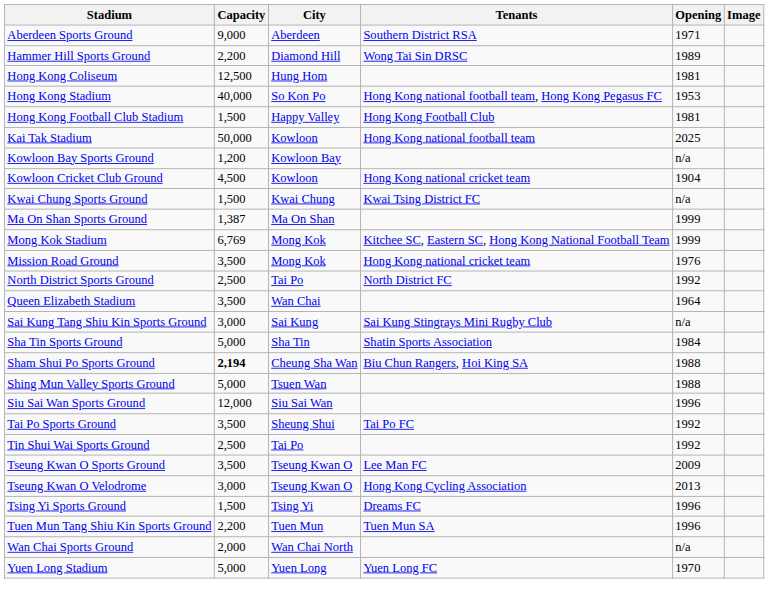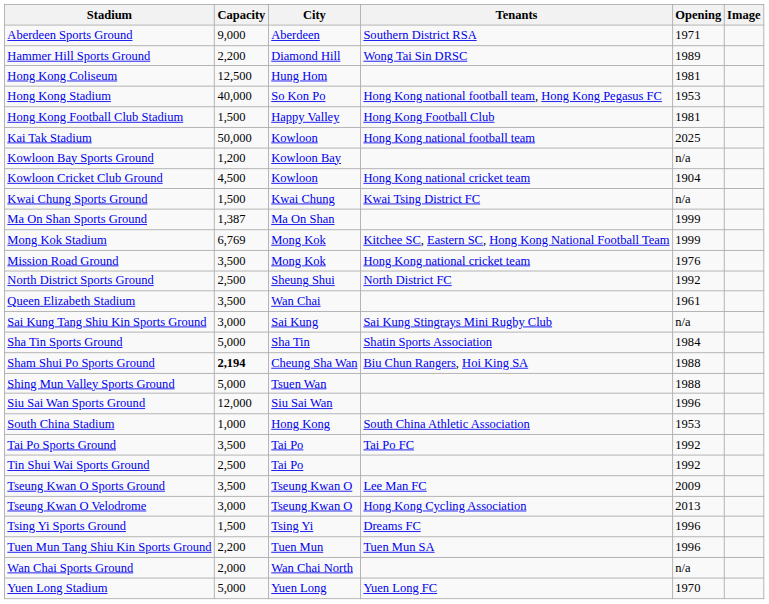(287, 280) Tai Po -> (303, 280) Sheung Shui
(688, 301) 1964 -> (688, 301) 1961
+ row: (61, 424)
(303, 424) Sheung Shui -> (287, 444) Tai Po
